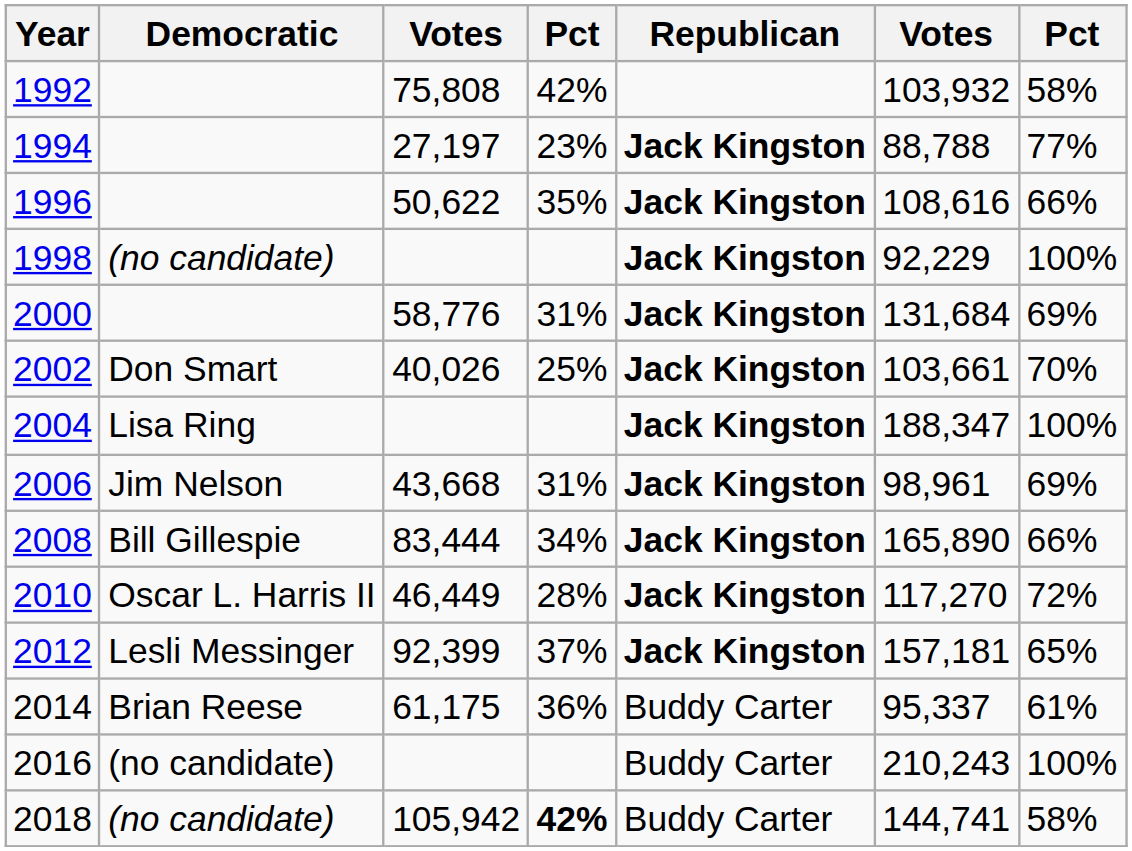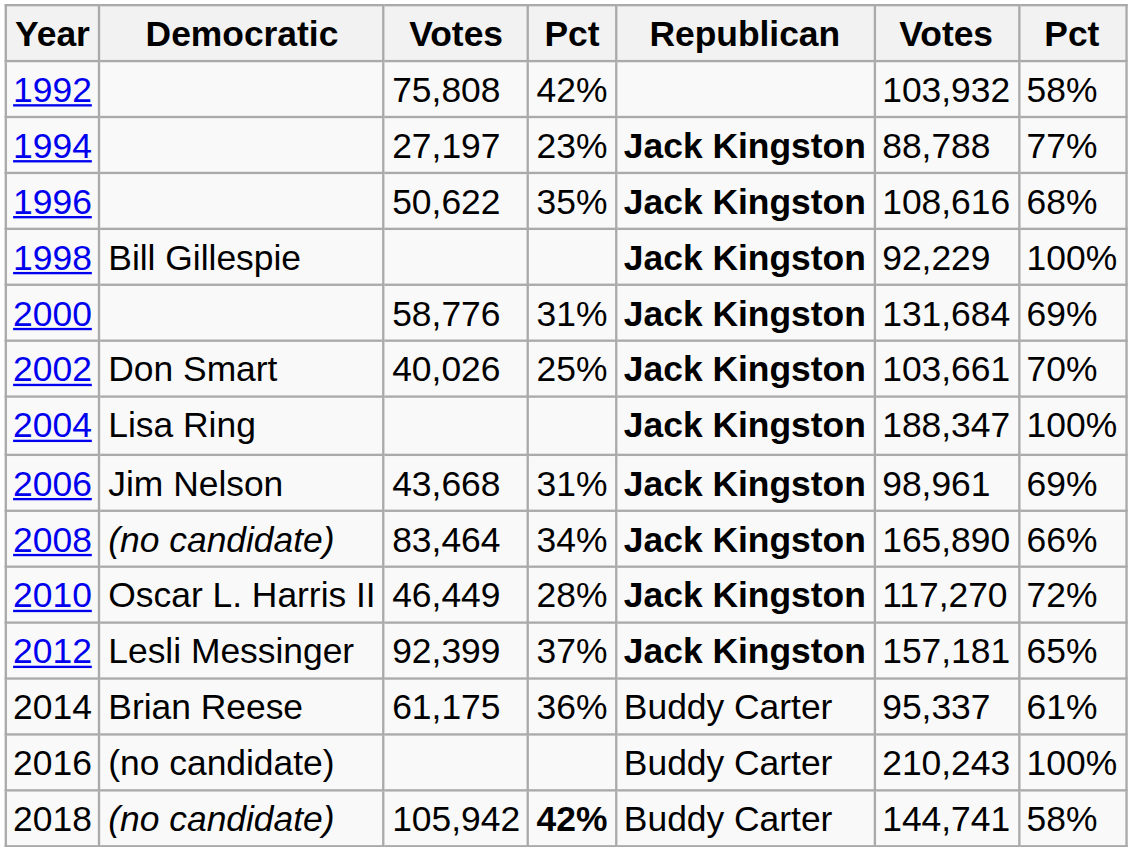(1062, 201) 66% -> (1062, 201) 68%
(221, 257) (no candidate) -> (205, 257) Bill Gillespie
(205, 538) Bill Gillespie -> (221, 538) (no candidate)
(446, 538) 83,444 -> (446, 538) 83,464
